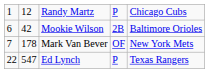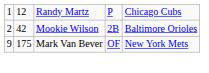(9, 28) 6 -> (9, 28) 2
(9, 44) 7 -> (9, 44) 9
(29, 44) 178 -> (24, 44) 175
- row: (61, 60)
